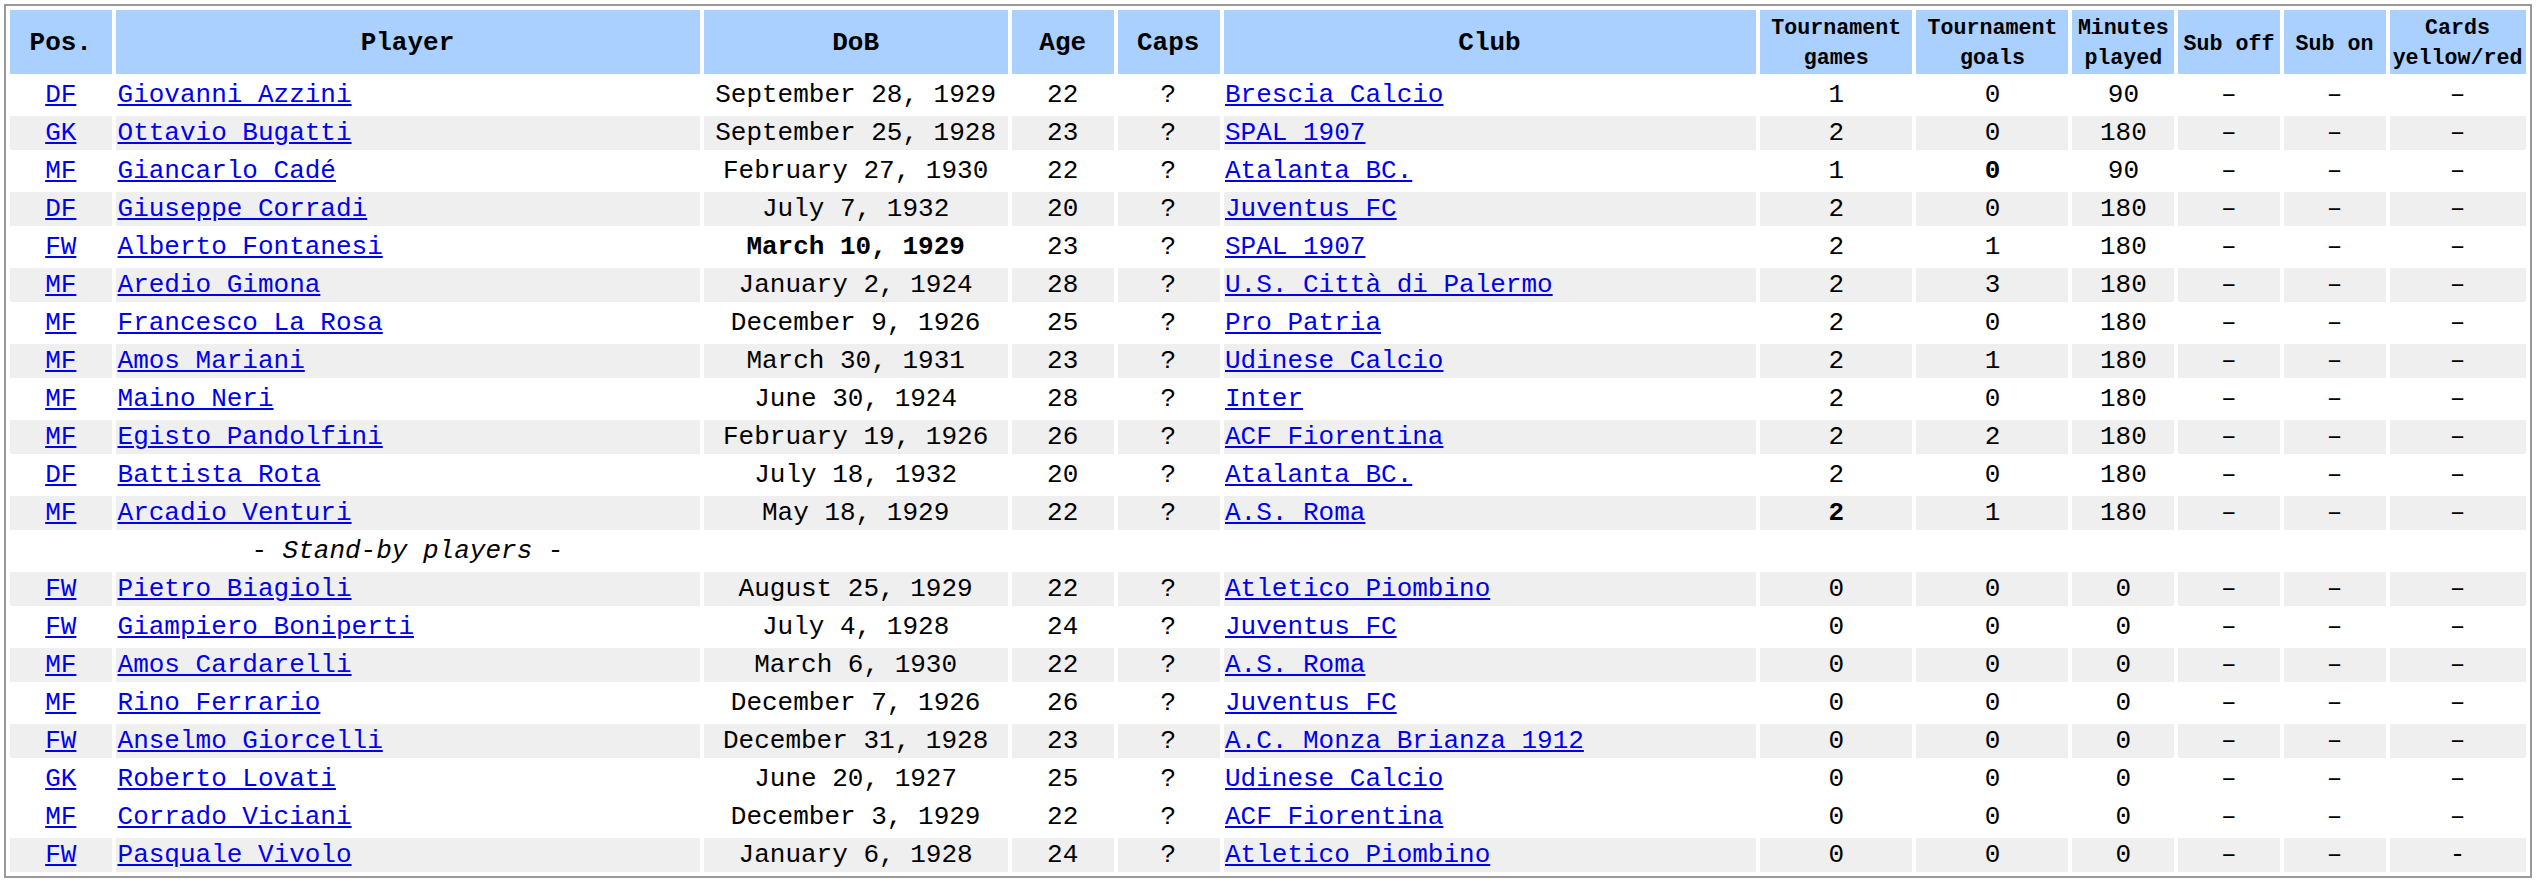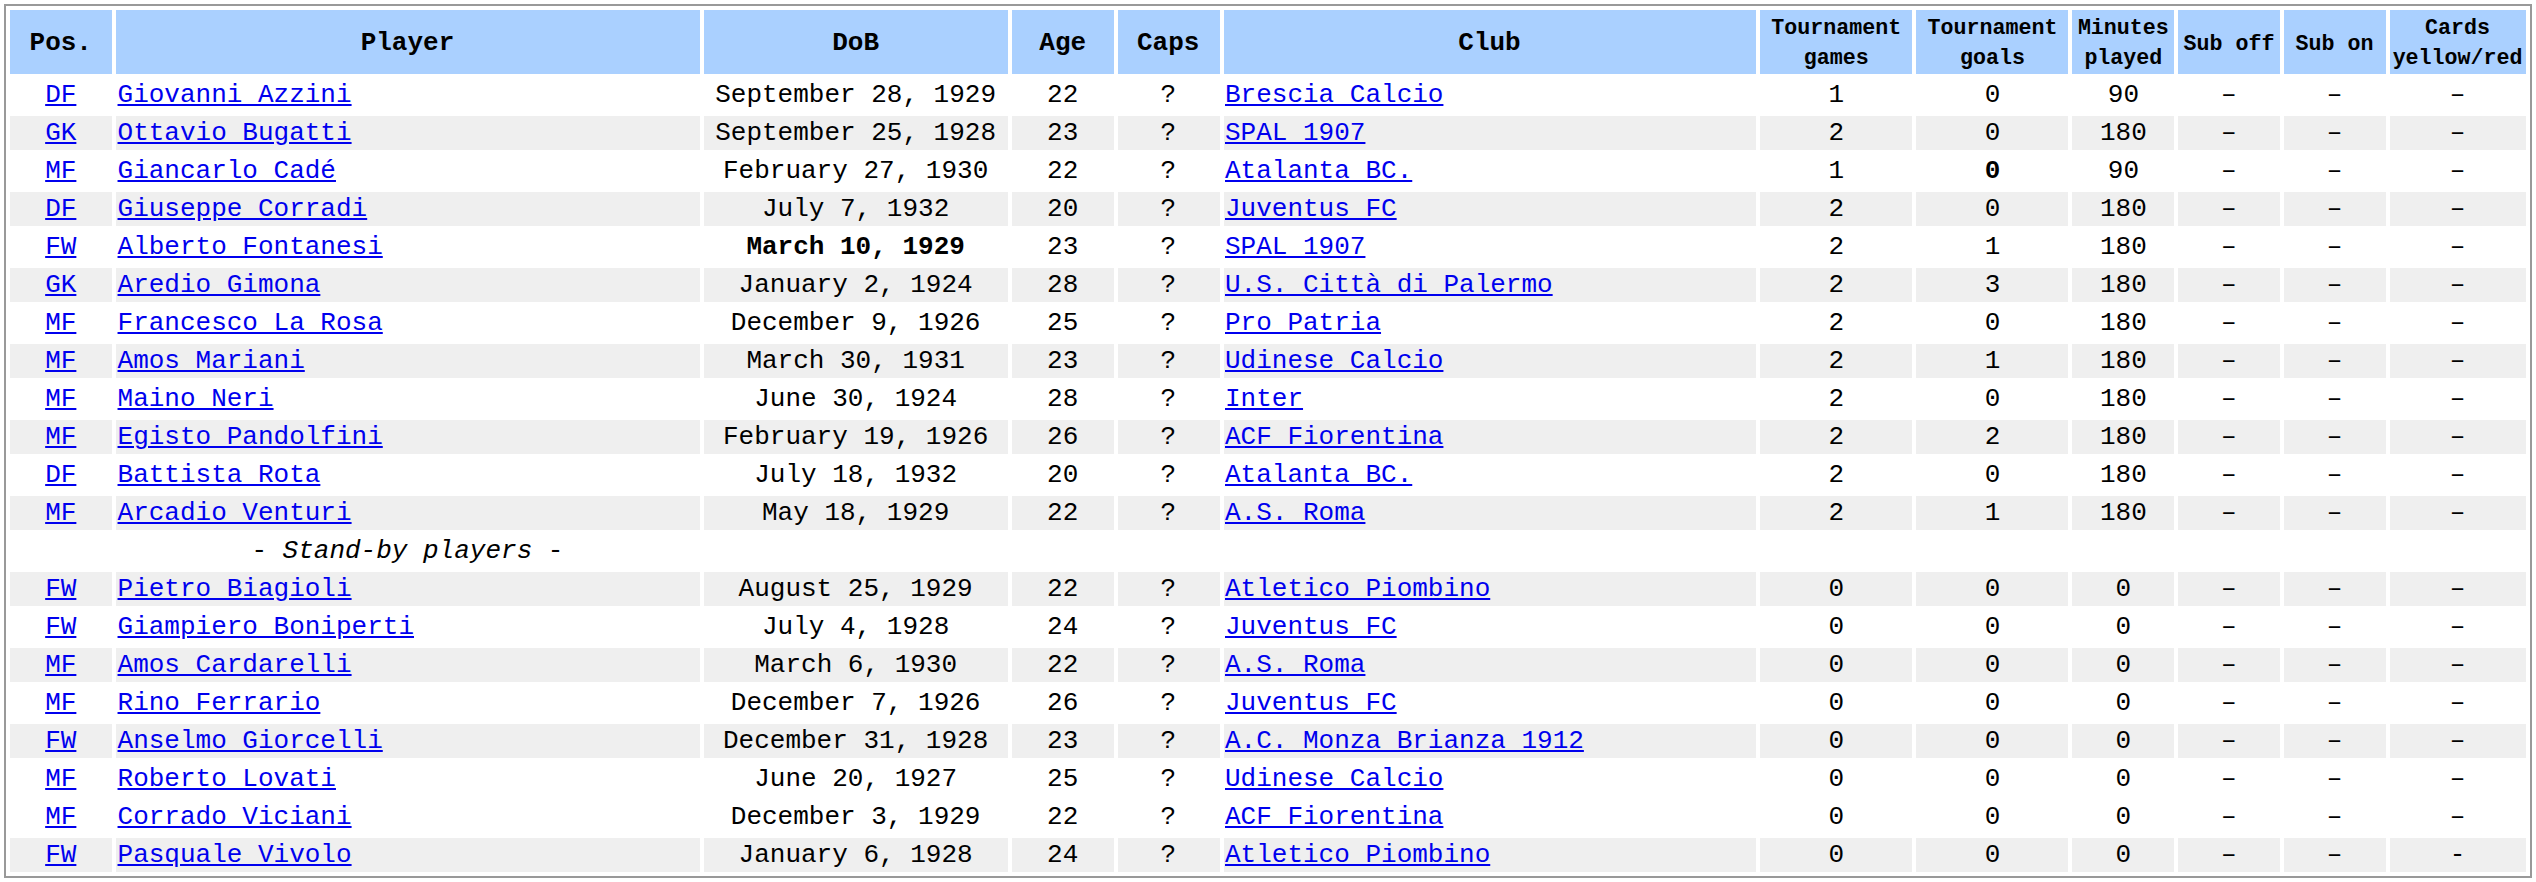(61, 285) MF -> (61, 285) GK
(1836, 513) bold -> (1836, 513) normal
(61, 779) GK -> (61, 779) MF
